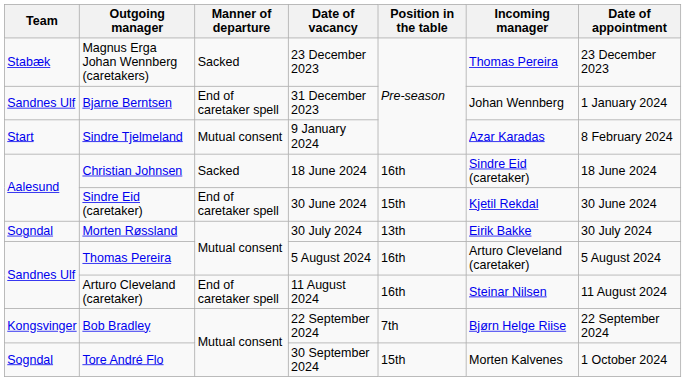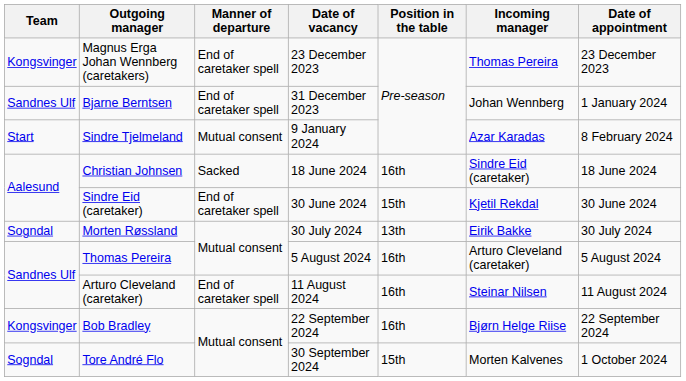(29, 62) Stabæk -> (42, 62) Kongsvinger
(219, 62) Sacked -> (238, 62) End of caretaker spell
(390, 325) 7th -> (393, 325) 16th
